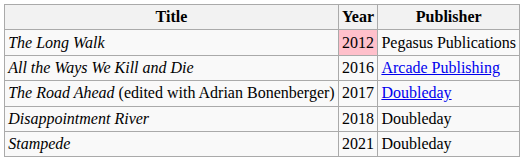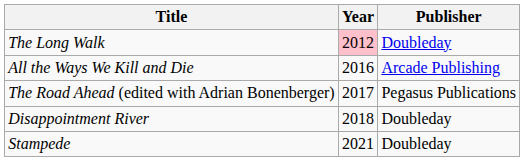(449, 42) Pegasus Publications -> (416, 42) Doubleday
(416, 93) Doubleday -> (449, 93) Pegasus Publications
